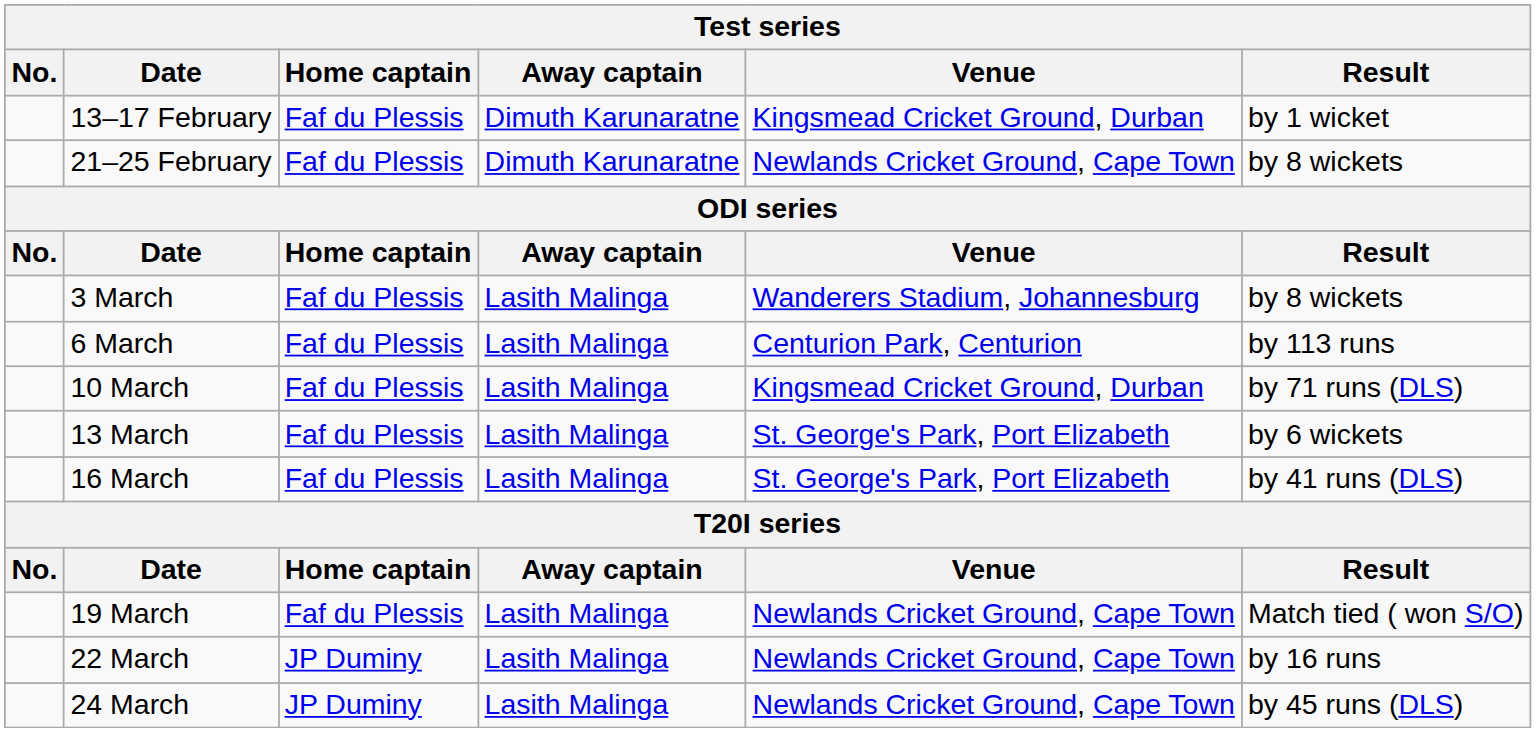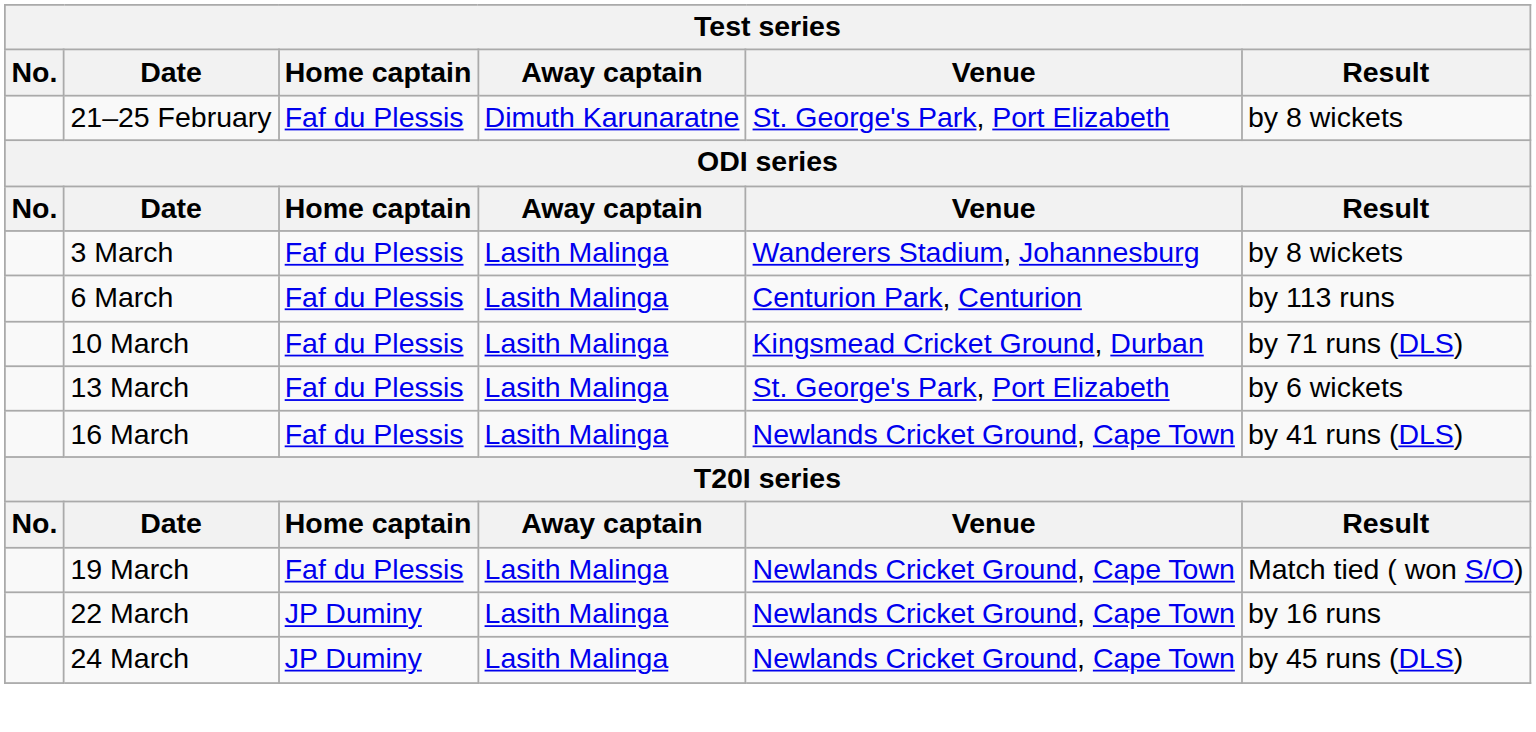- row: (171, 117)
(994, 162) Newlands Cricket Ground, Cape Town -> (961, 117) St. George's Park, Port Elizabeth
(961, 478) St. George's Park, Port Elizabeth -> (994, 433) Newlands Cricket Ground, Cape Town
